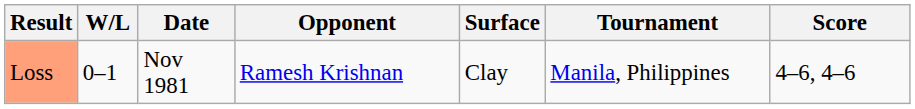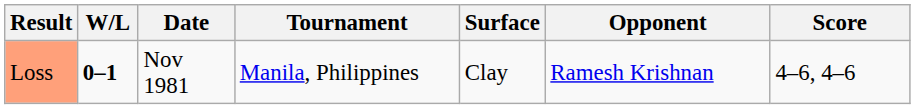columns swapped: (658, 22) <-> (347, 22)
(100, 71) normal -> (100, 71) bold
